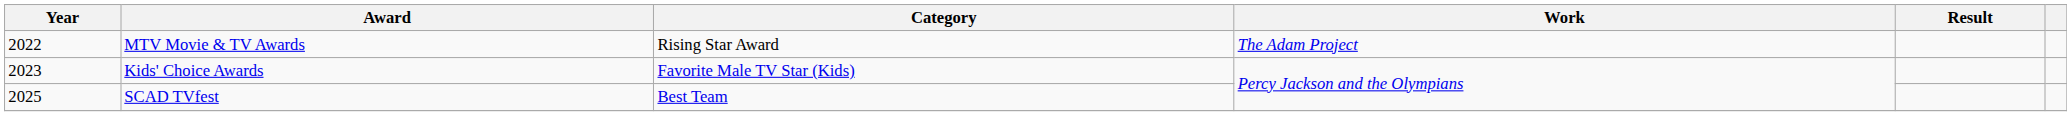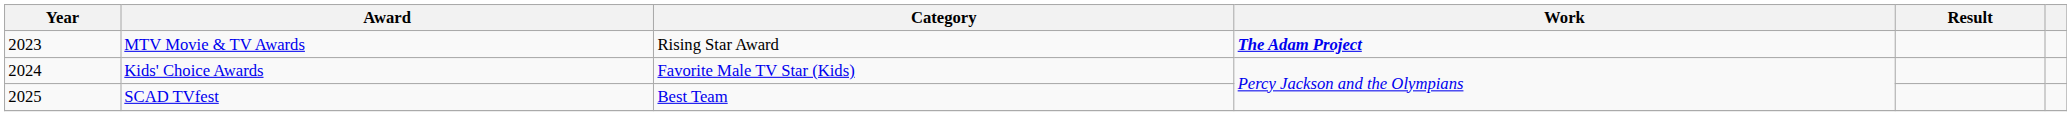(25, 44) 2022 -> (25, 44) 2023
(1298, 44) normal -> (1300, 44) bold
(25, 70) 2023 -> (25, 70) 2024
